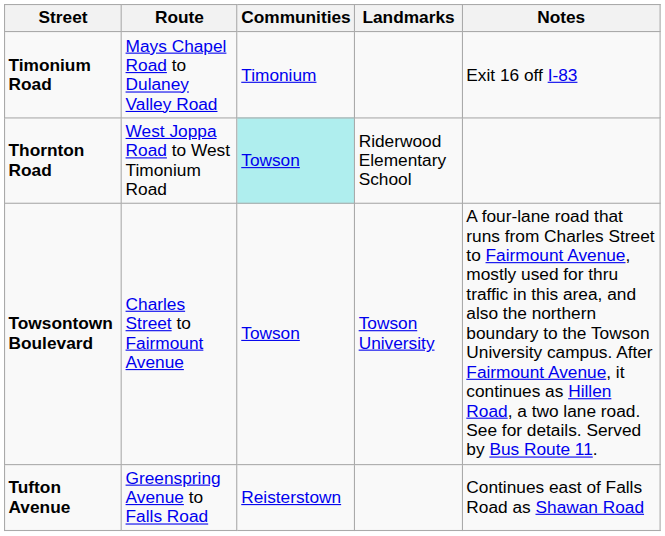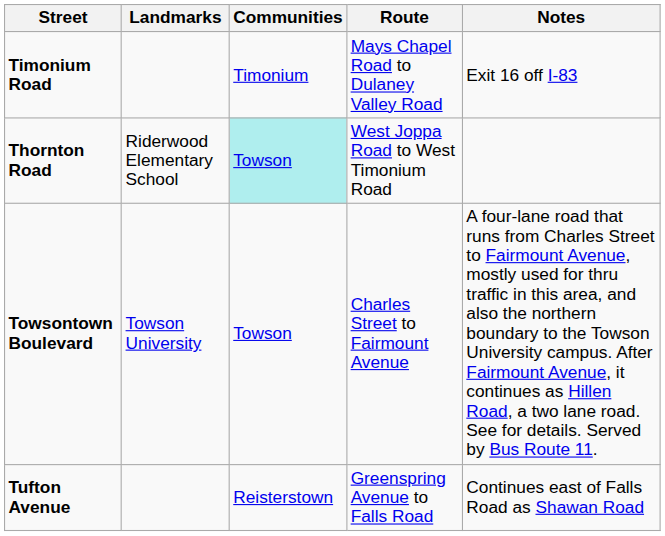columns swapped: (179, 18) <-> (409, 18)
